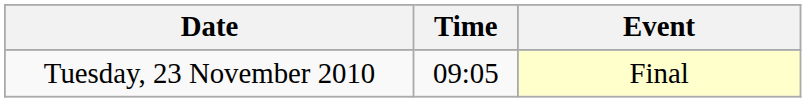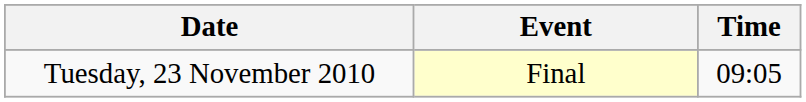columns swapped: (466, 27) <-> (659, 27)
